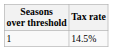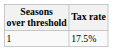(84, 38) 14.5% -> (84, 38) 17.5%
